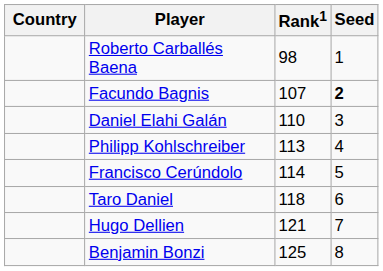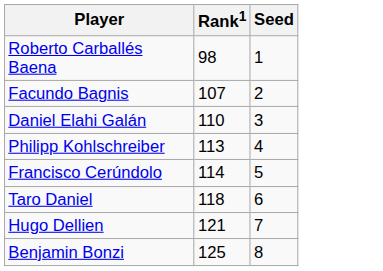- column: (45, 19)
(339, 93) bold -> (259, 93) normal
